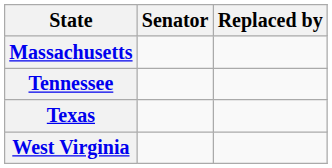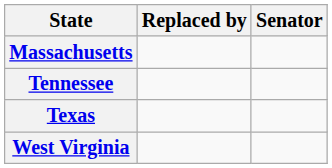columns swapped: (175, 20) <-> (270, 20)
